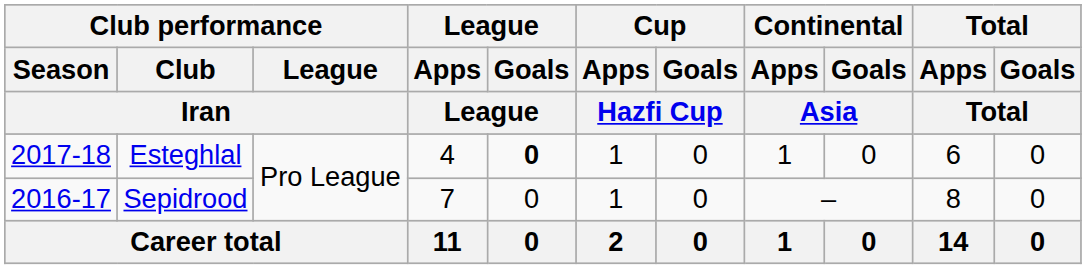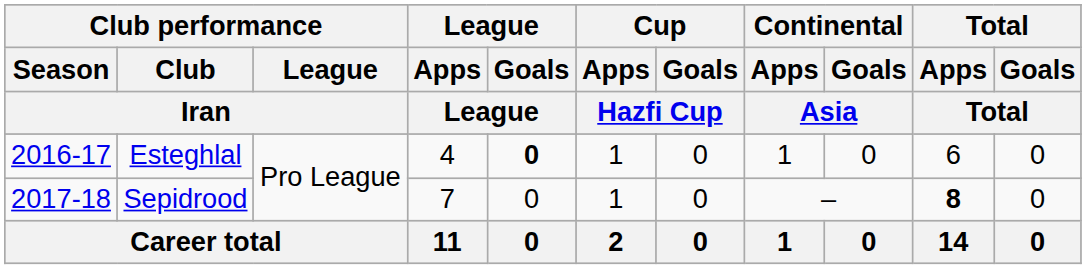(61, 155) 2017-18 -> (61, 155) 2016-17
(61, 198) 2016-17 -> (61, 198) 2017-18
(953, 198) normal -> (953, 198) bold
